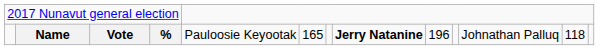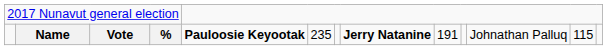(240, 34) normal -> (245, 34) bold
(313, 34) 165 -> (321, 34) 235
(439, 34) 196 -> (447, 34) 191
(575, 34) 118 -> (583, 34) 115
